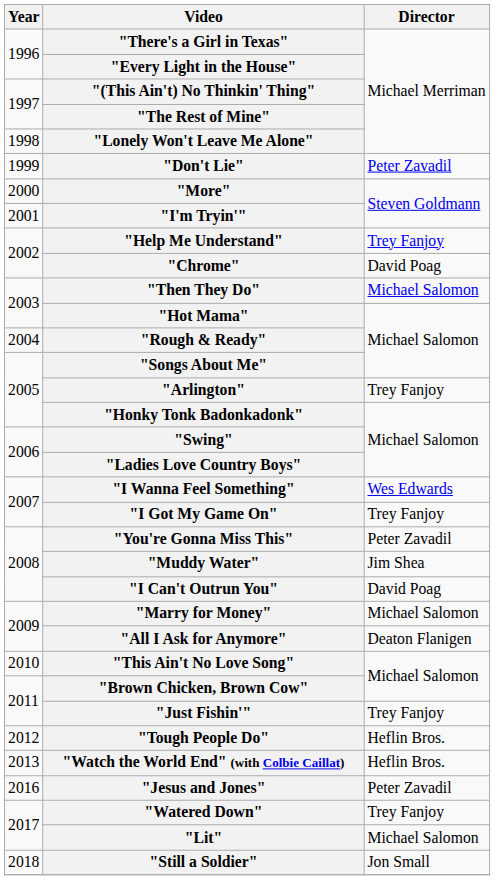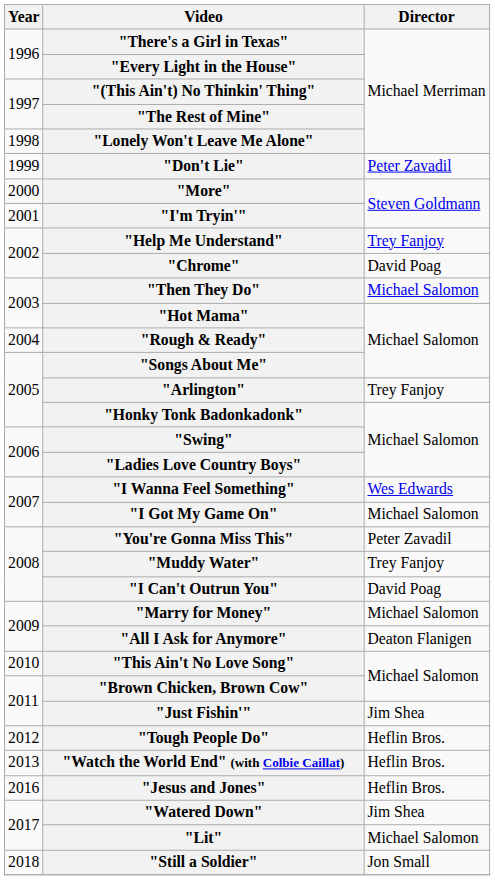(406, 514) Trey Fanjoy -> (423, 514) Michael Salomon
(396, 564) Jim Shea -> (406, 564) Trey Fanjoy
(406, 713) Trey Fanjoy -> (396, 713) Jim Shea
(410, 787) Peter Zavadil -> (406, 787) Heflin Bros.
(406, 812) Trey Fanjoy -> (396, 812) Jim Shea
